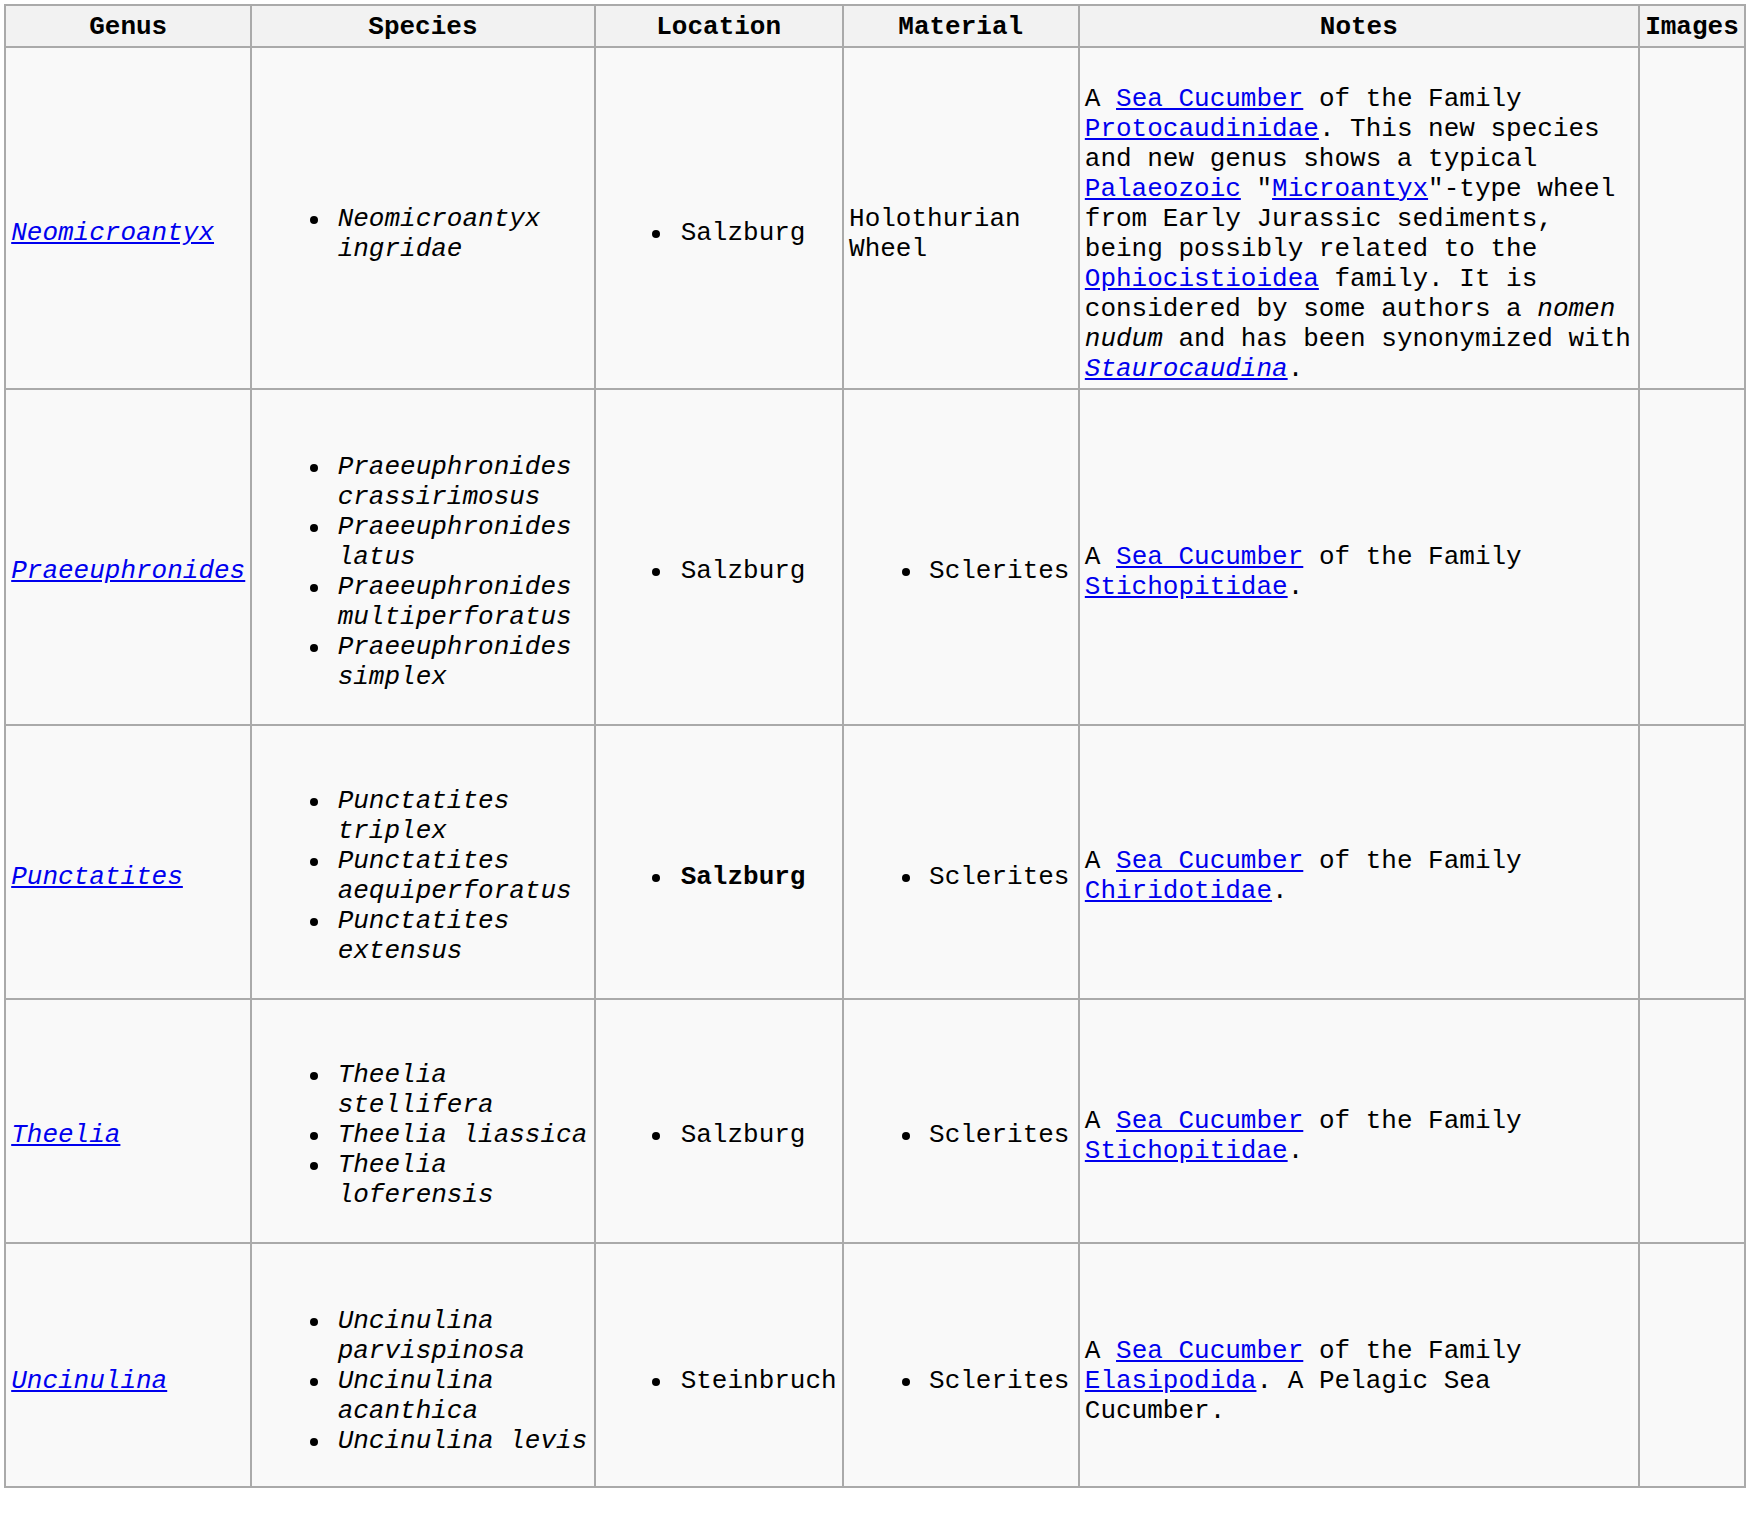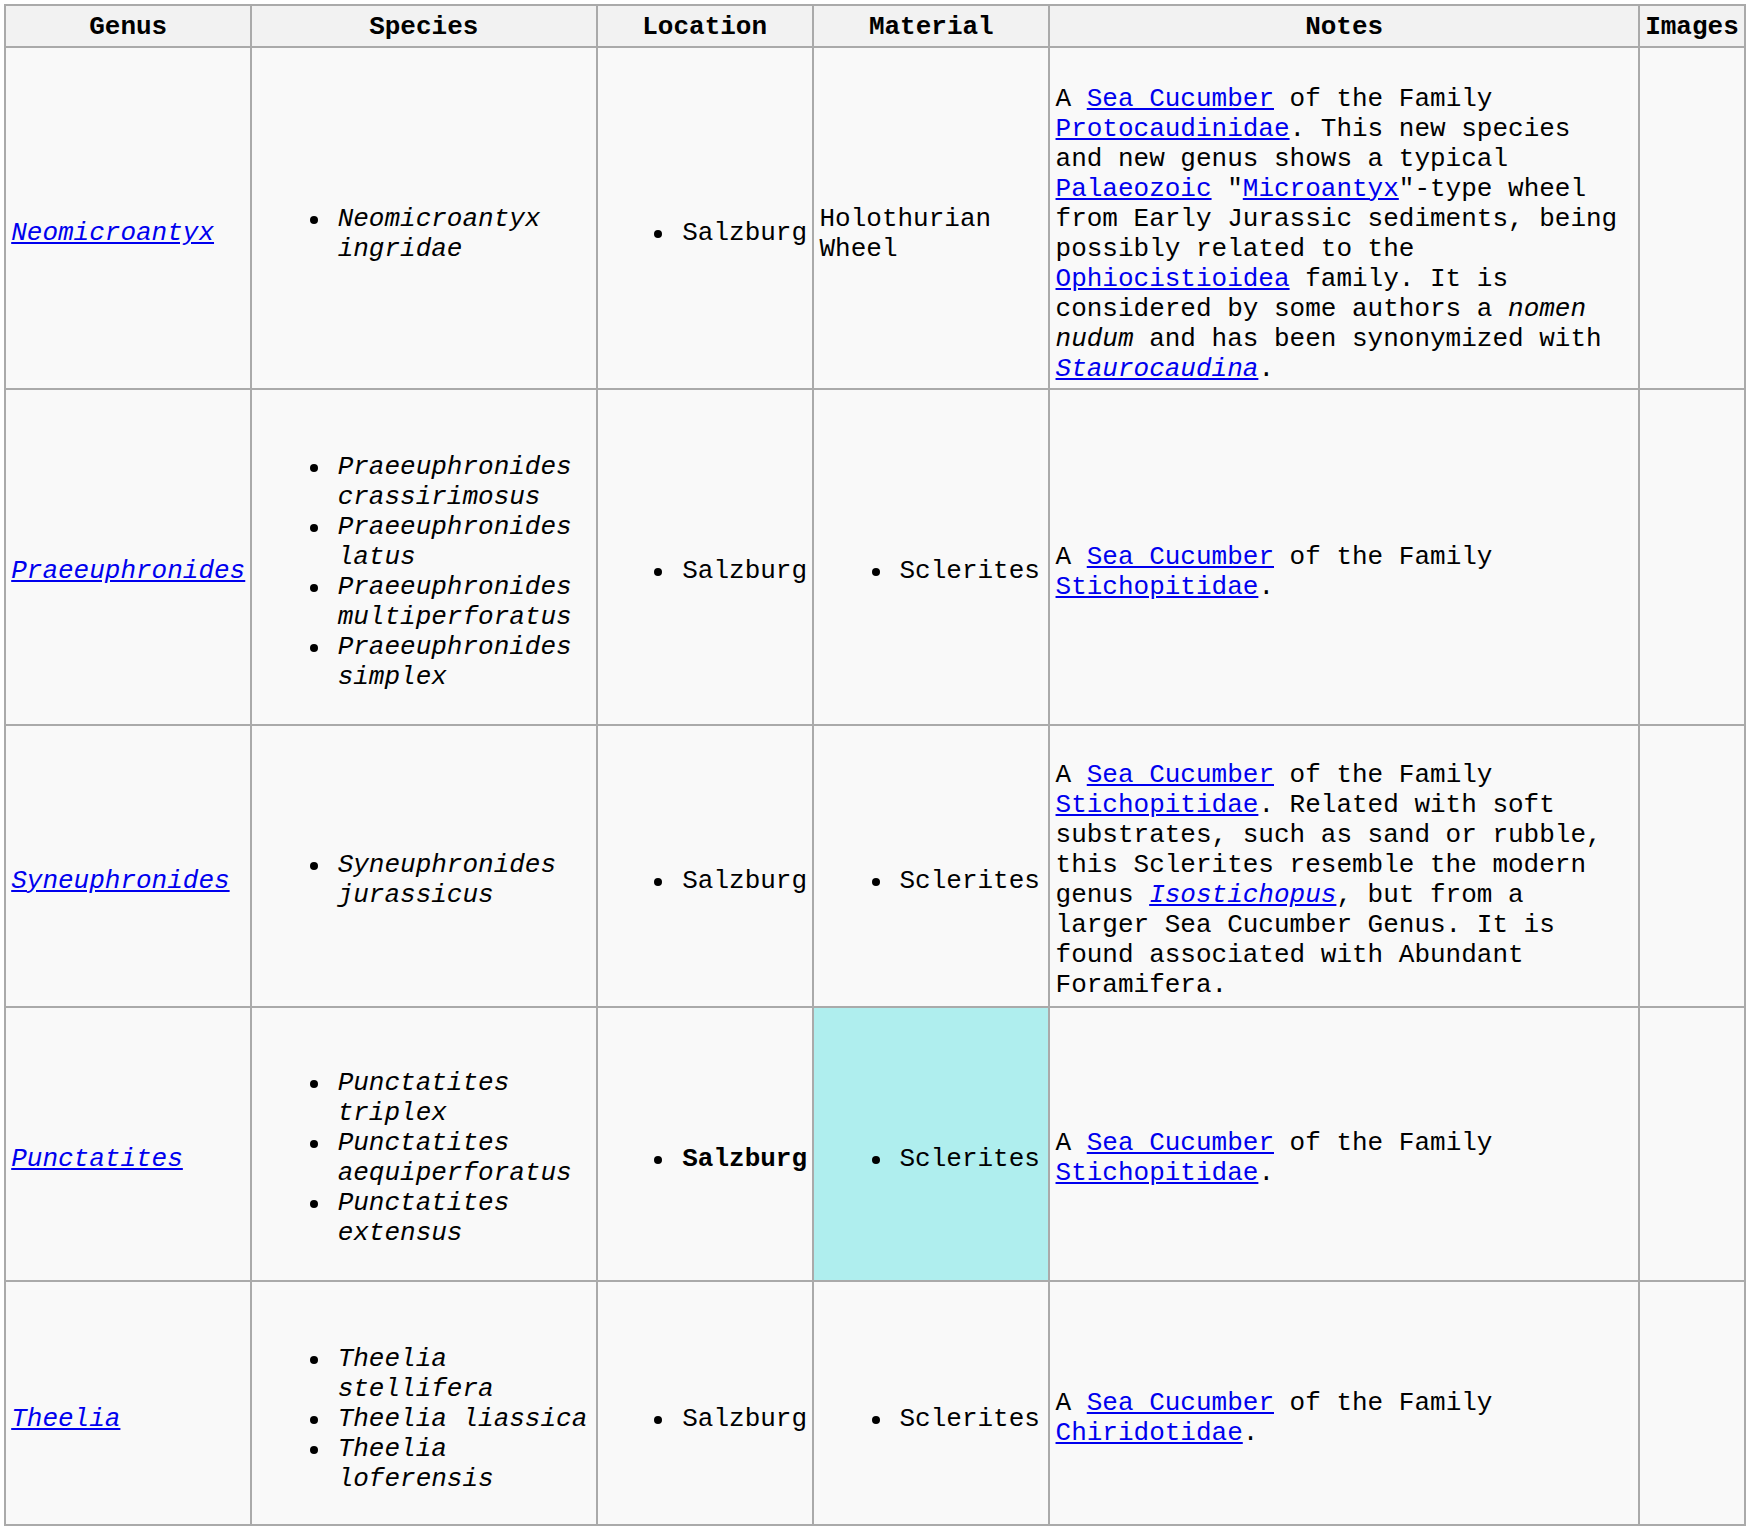+ row: (120, 880)
(961, 876) no background -> (931, 1159) paleturquoise background
(1303, 876) A Sea Cucumber of the Family Chiridotidae. -> (1274, 1159) A Sea Cucumber of the Family Stichopitidae.
(1303, 1136) A Sea Cucumber of the Family Stichopitidae. -> (1274, 1418) A Sea Cucumber of the Family Chiridotidae.
- row: (89, 1380)
